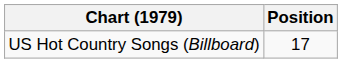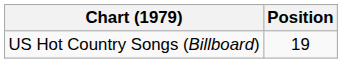(300, 44) 17 -> (300, 44) 19
